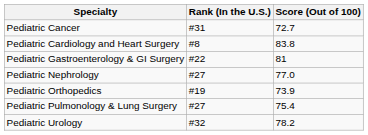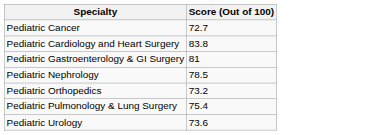- column: (230, 12)
(285, 75) 77.0 -> (198, 75) 78.5
(285, 91) 73.9 -> (198, 91) 73.2
(285, 122) 78.2 -> (198, 122) 73.6
